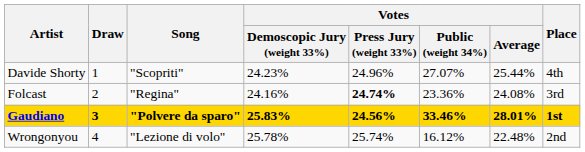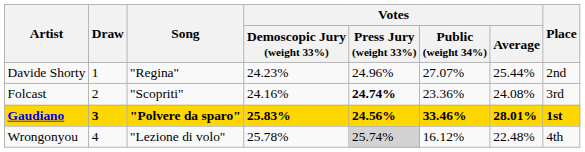(157, 72) "Scopriti" -> (155, 72) "Regina"
(555, 72) 4th -> (556, 72) 2nd
(155, 94) "Regina" -> (157, 94) "Scopriti"
(373, 136) no background -> (373, 136) lightgrey background
(556, 136) 2nd -> (555, 136) 4th
